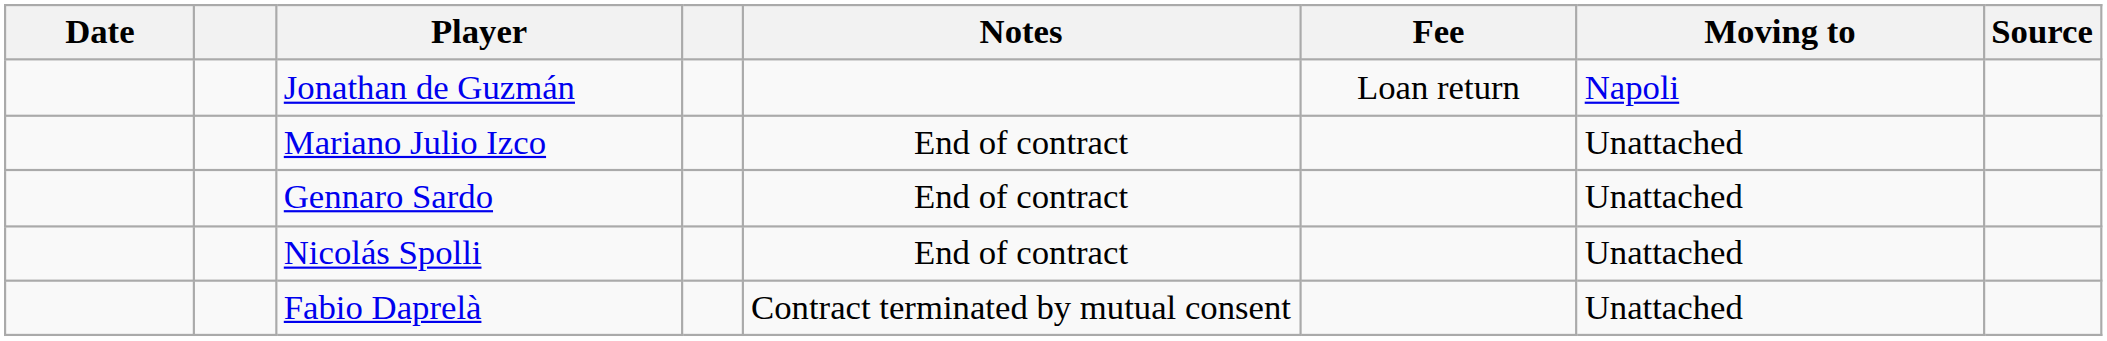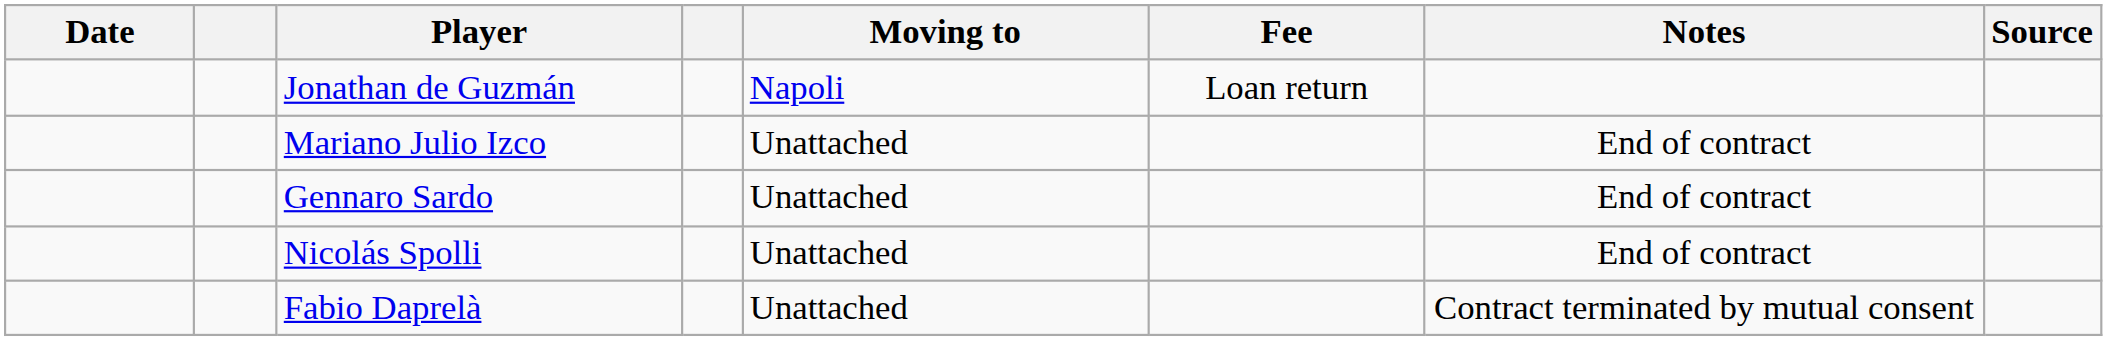columns swapped: (1780, 32) <-> (1021, 32)
